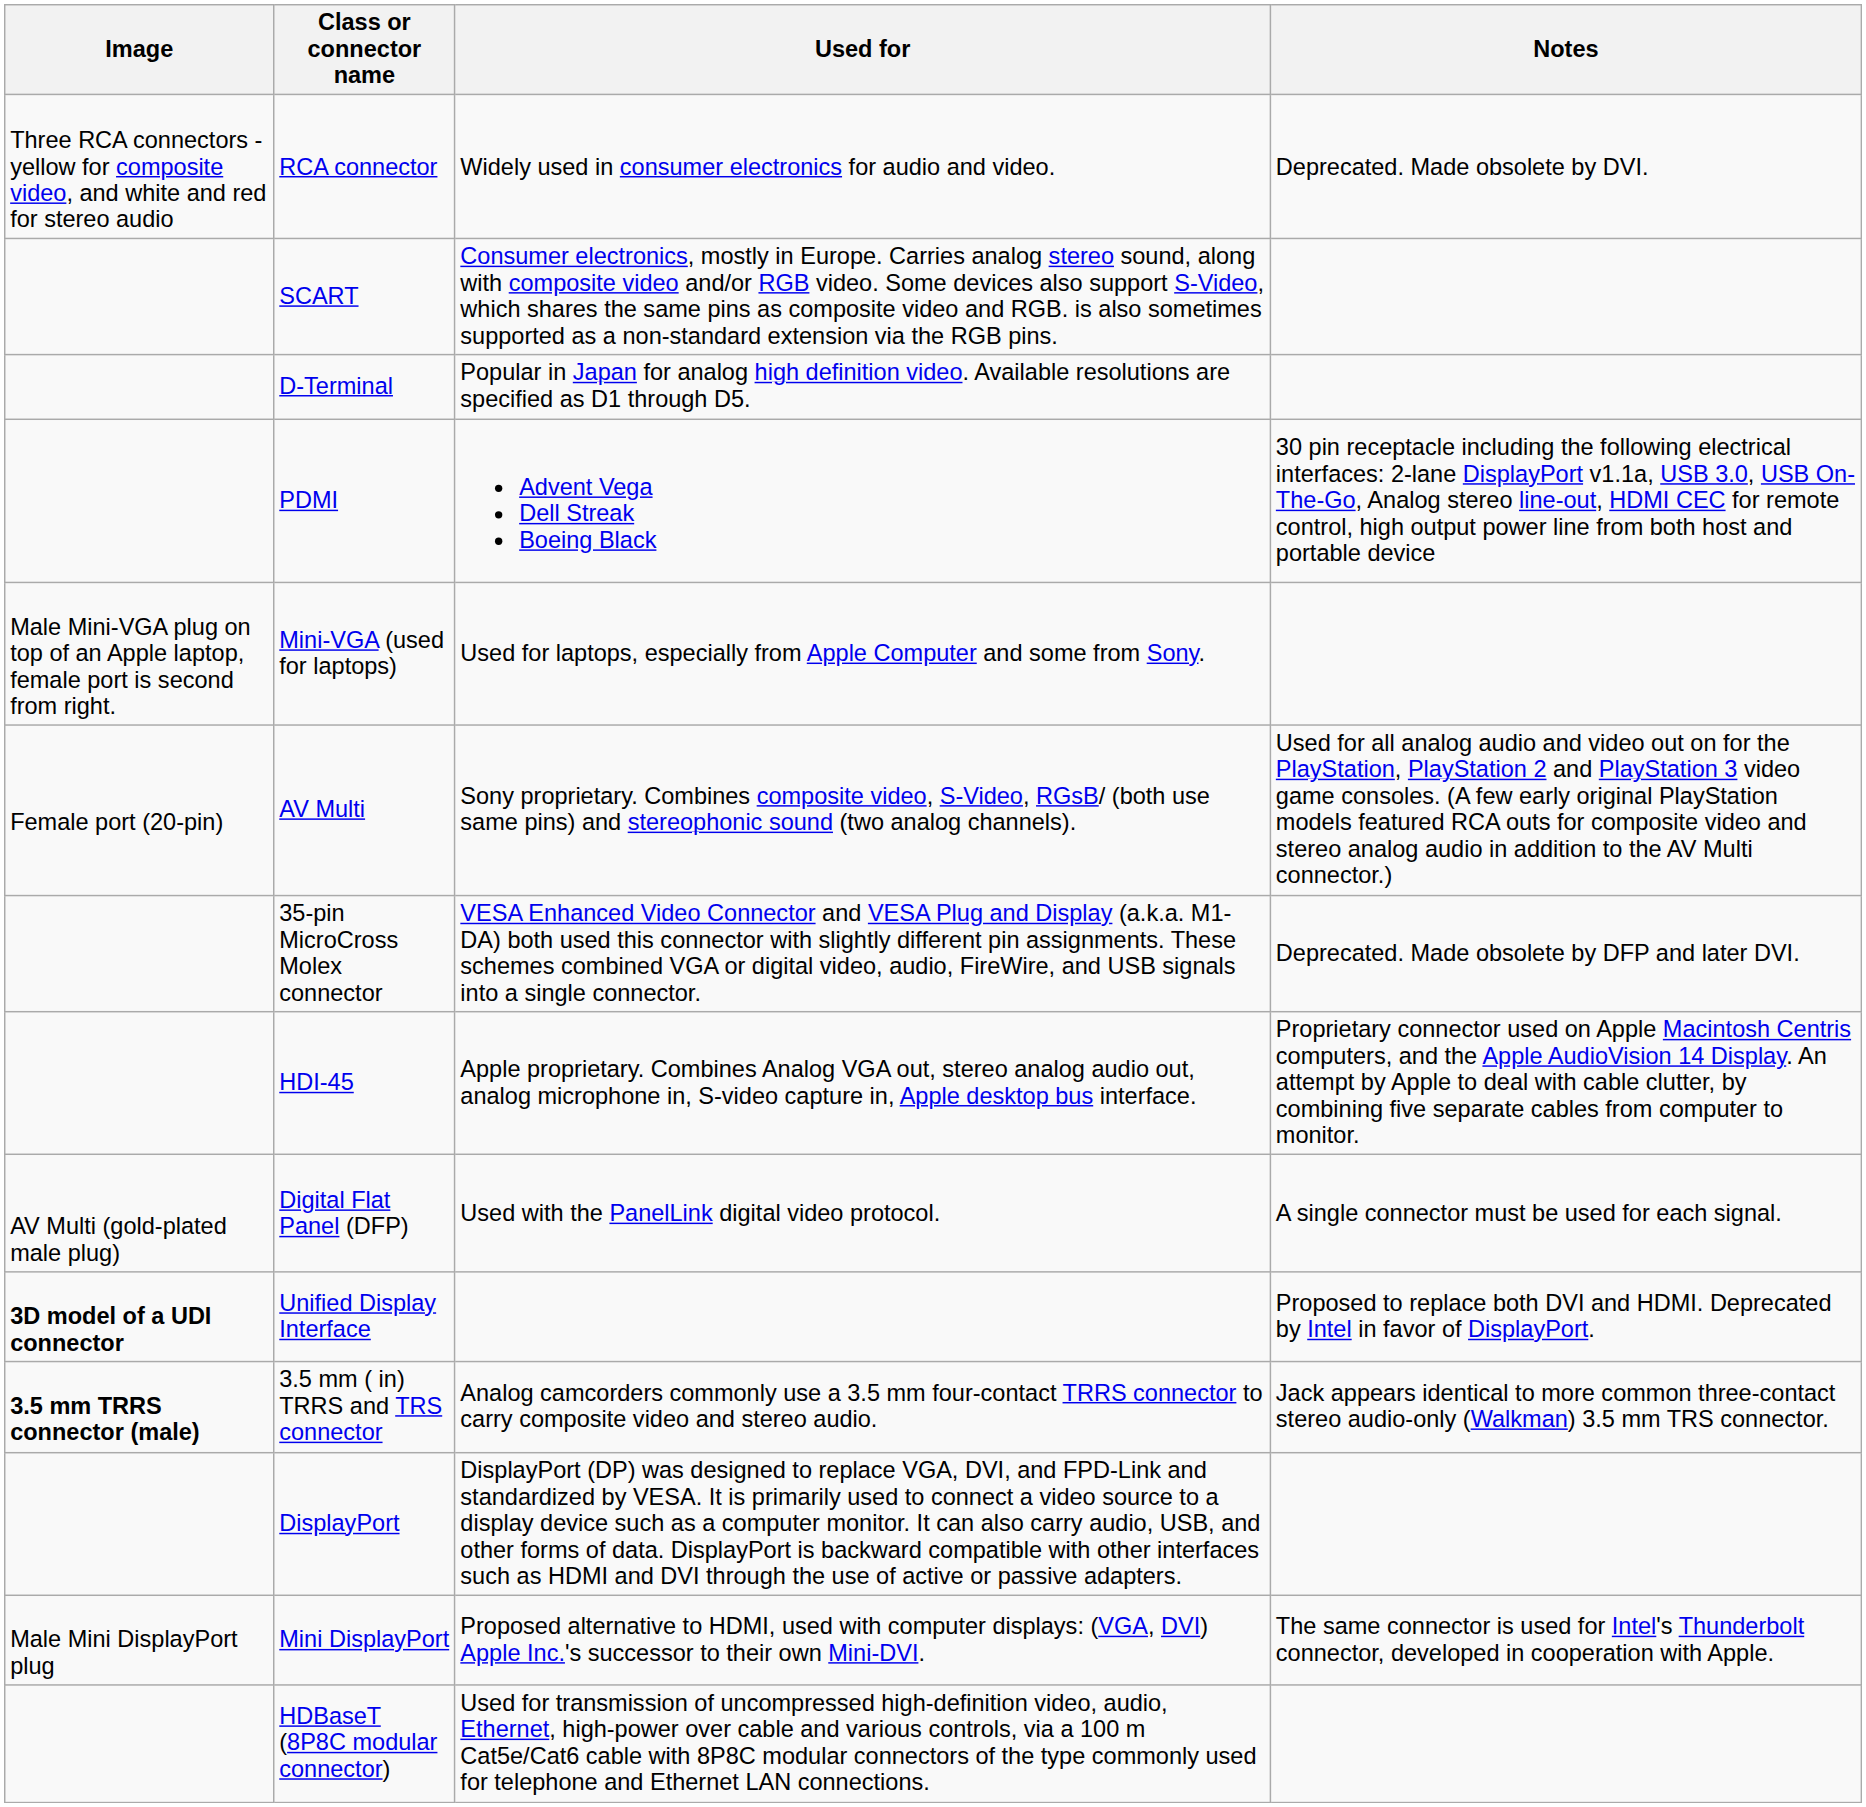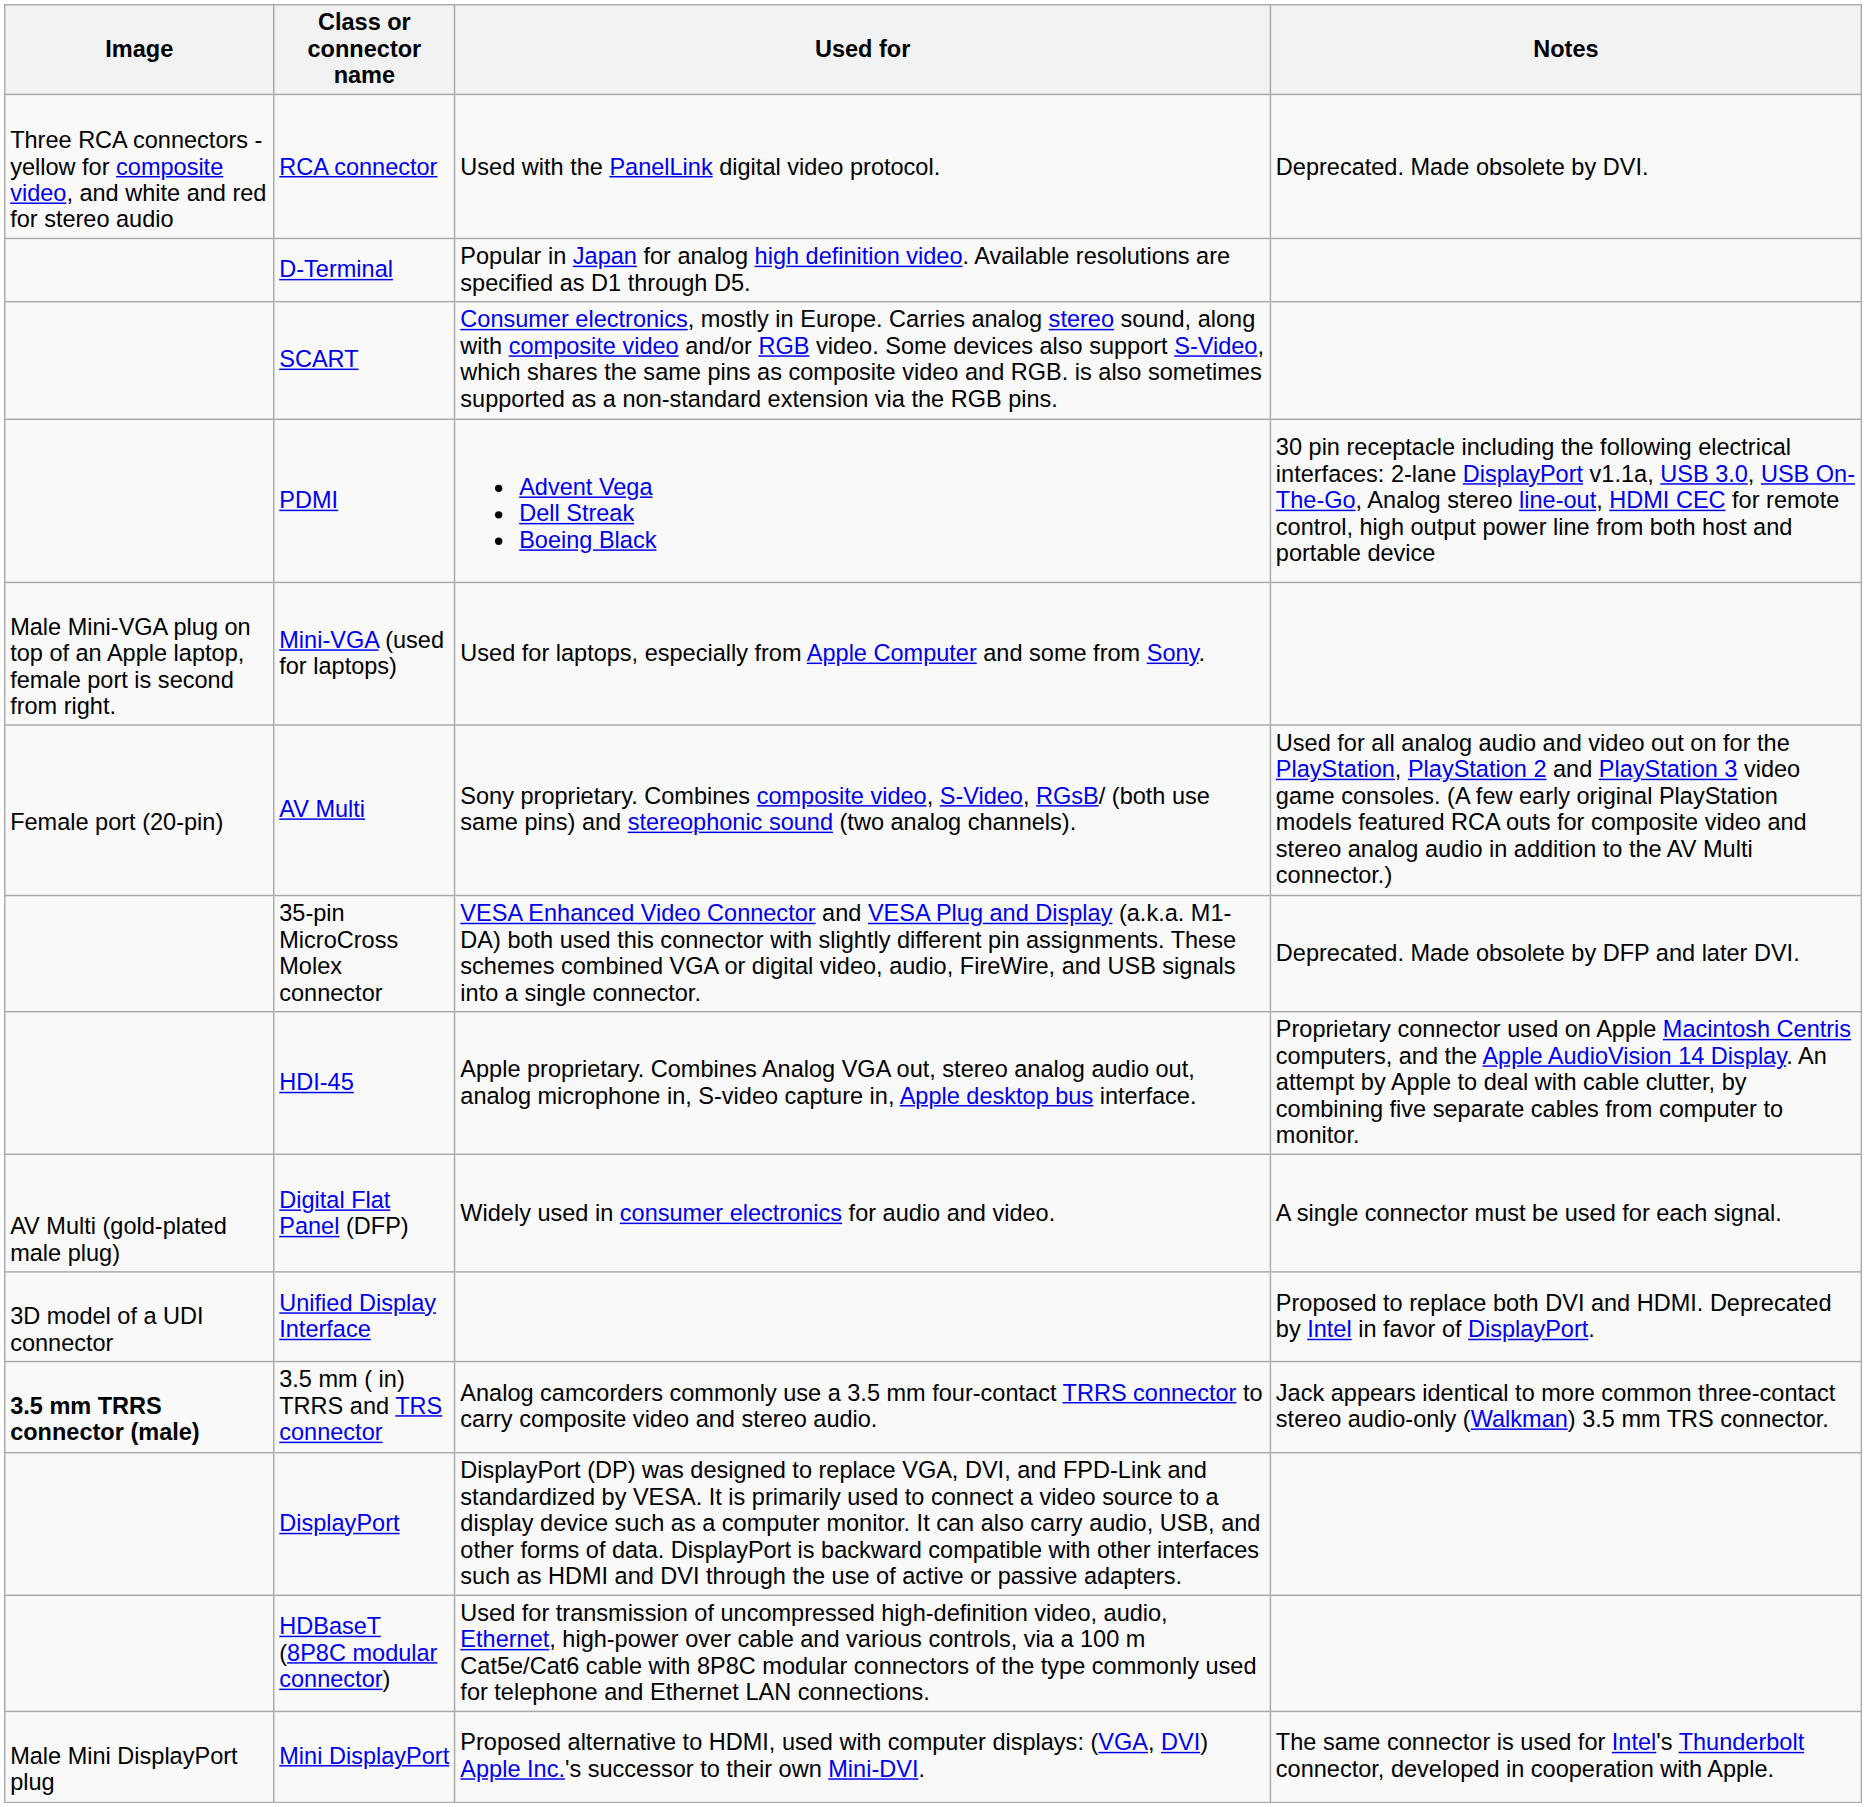(758, 166) Widely used in consumer electronics for audio and video. -> (700, 166) Used with the PanelLink digital video protocol.
rows swapped: (319, 296) <-> (336, 386)
(700, 1212) Used with the PanelLink digital video protocol. -> (758, 1212) Widely used in consumer electronics for audio and video.
(111, 1329) bold -> (107, 1329) normal
rows swapped: (364, 1639) <-> (358, 1743)
